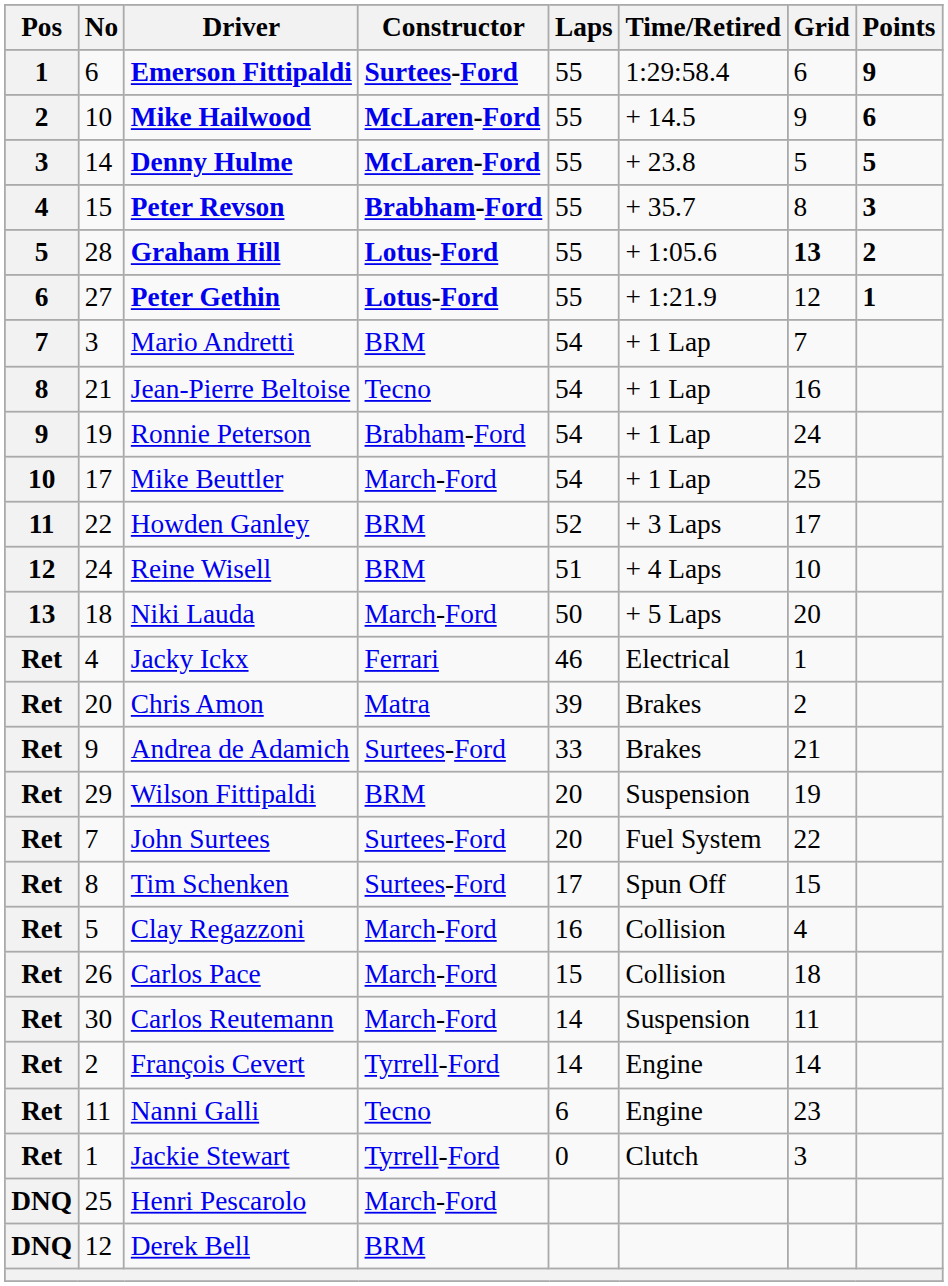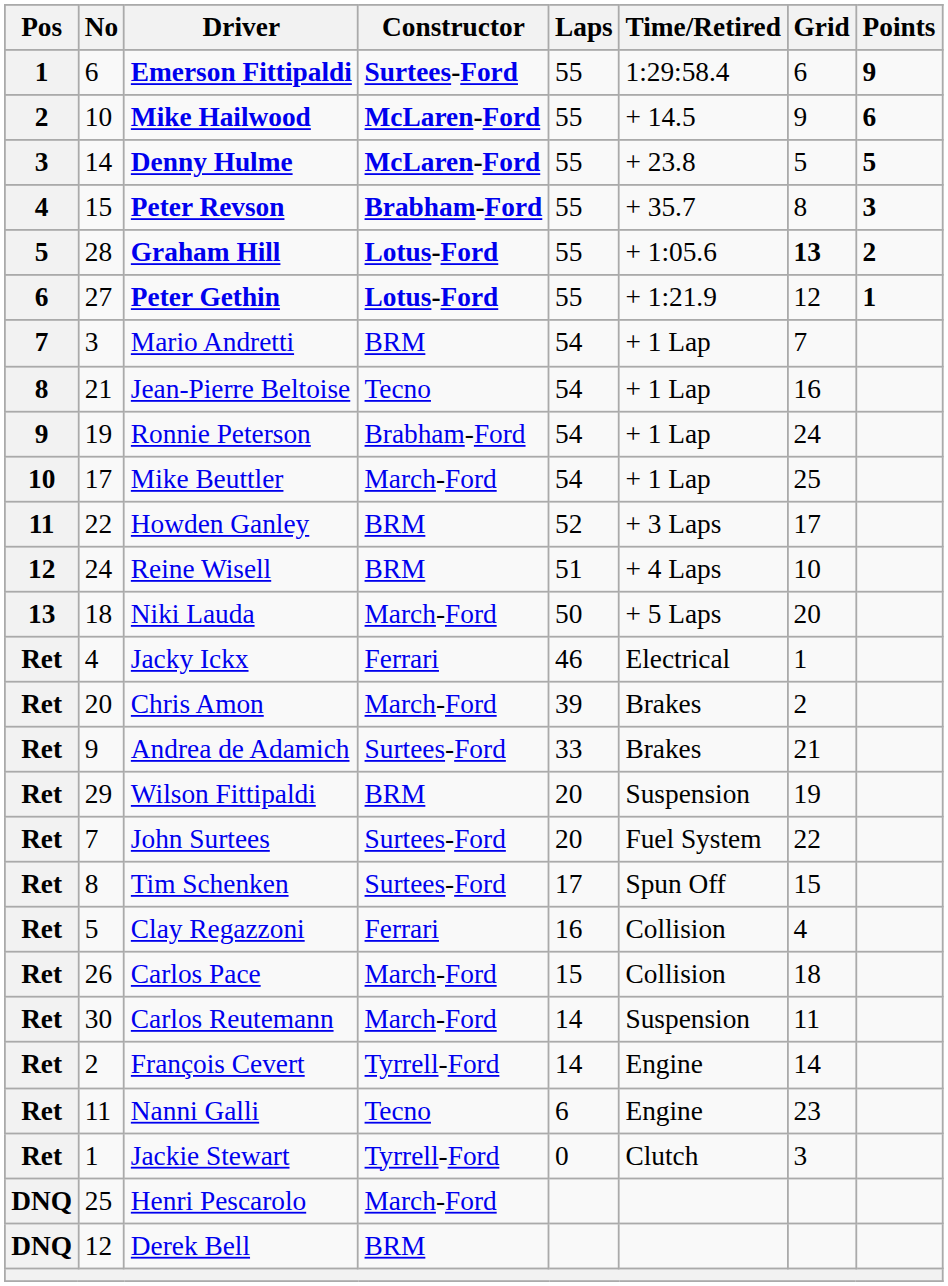(397, 703) Matra -> (431, 703) March-Ford
(431, 929) March-Ford -> (402, 929) Ferrari
